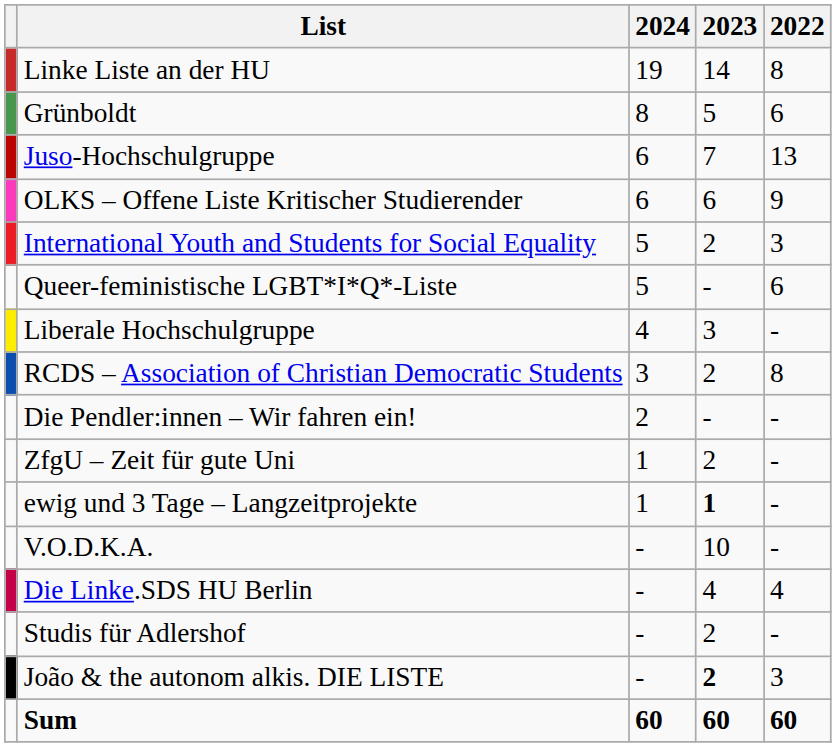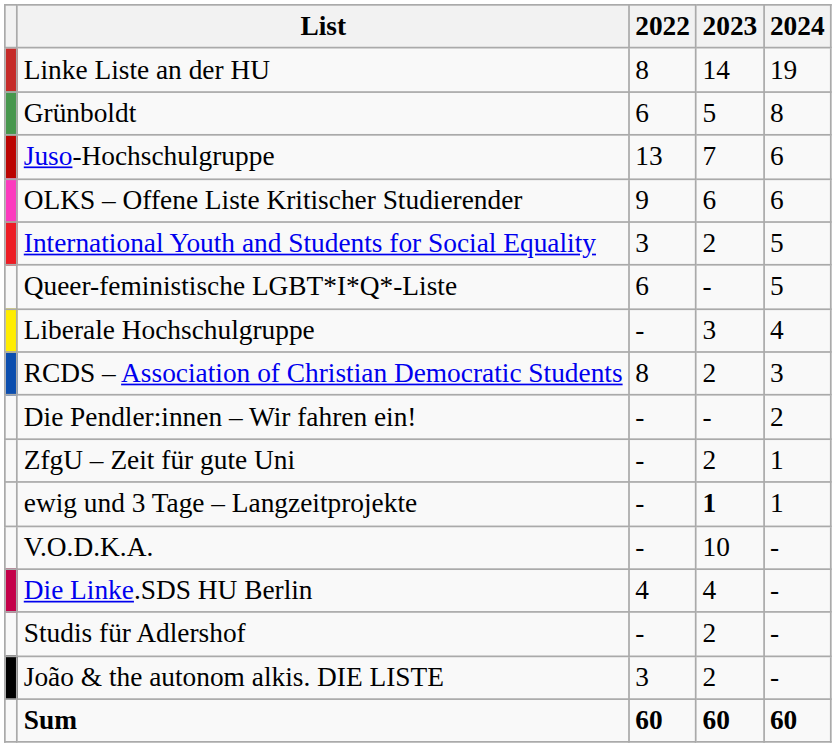columns swapped: (797, 26) <-> (663, 26)
(709, 677) bold -> (709, 677) normal
